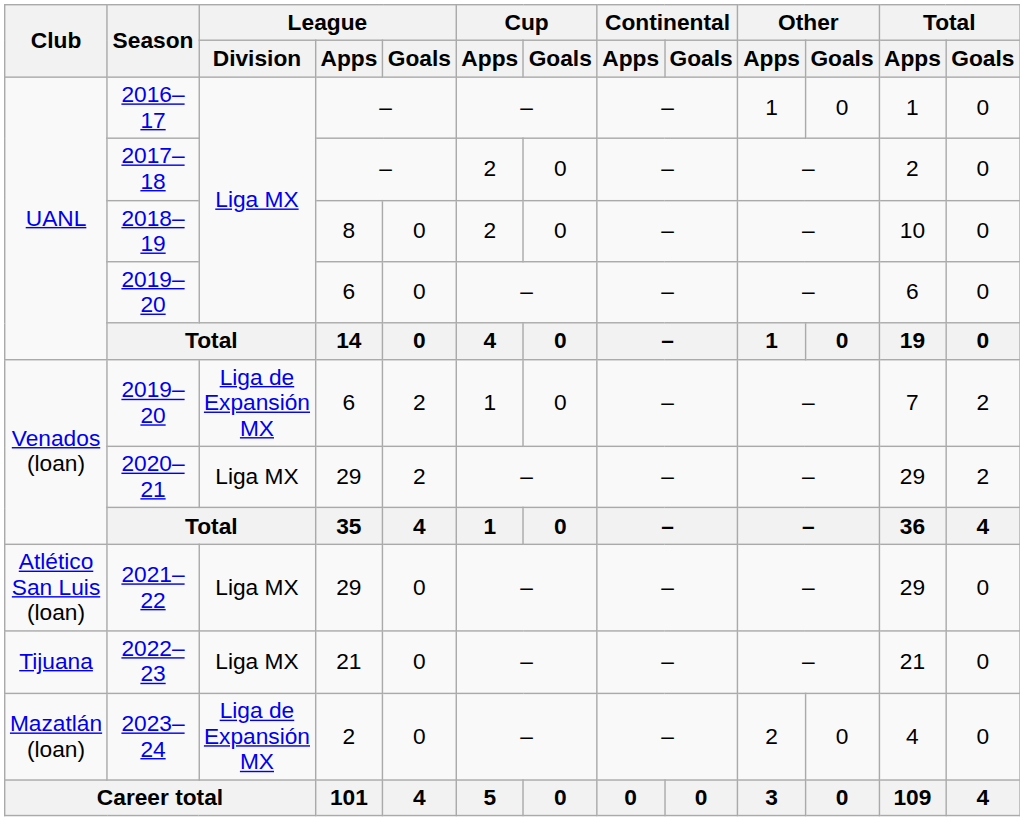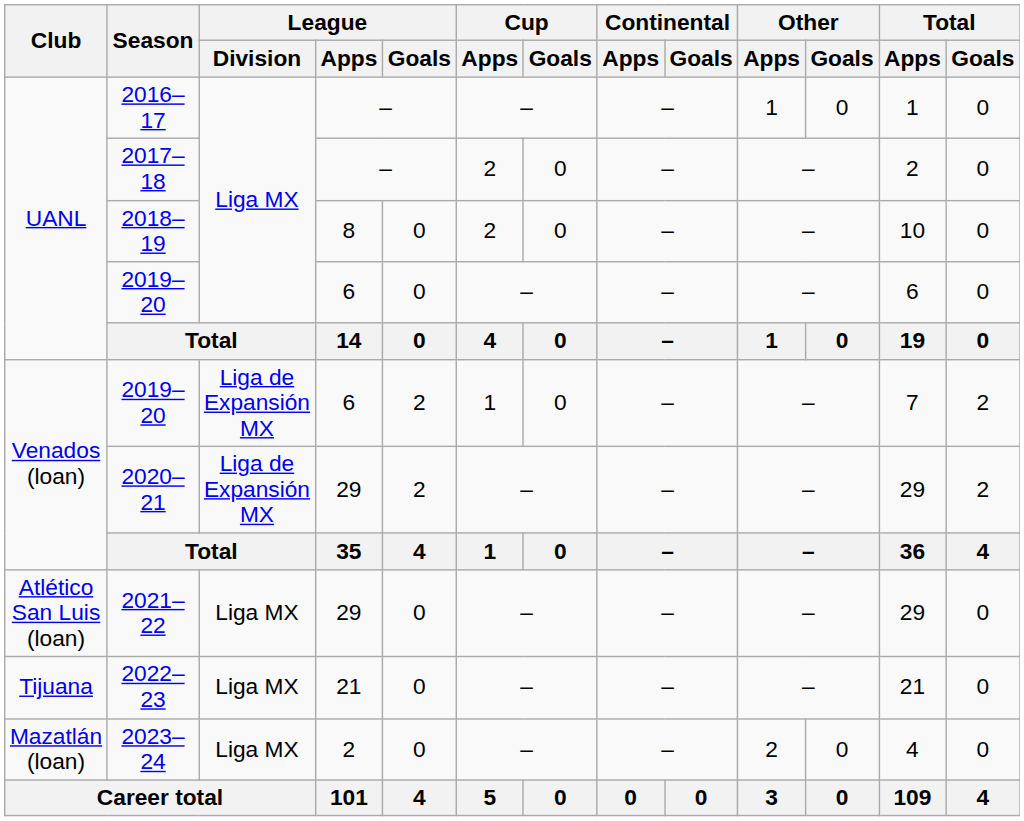(257, 476) Liga MX -> (257, 489) Liga de Expansión MX
(257, 736) Liga de Expansión MX -> (257, 748) Liga MX
